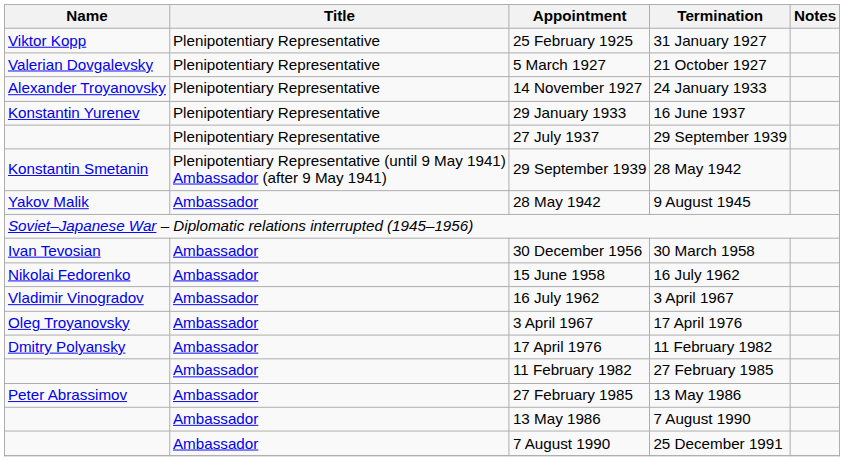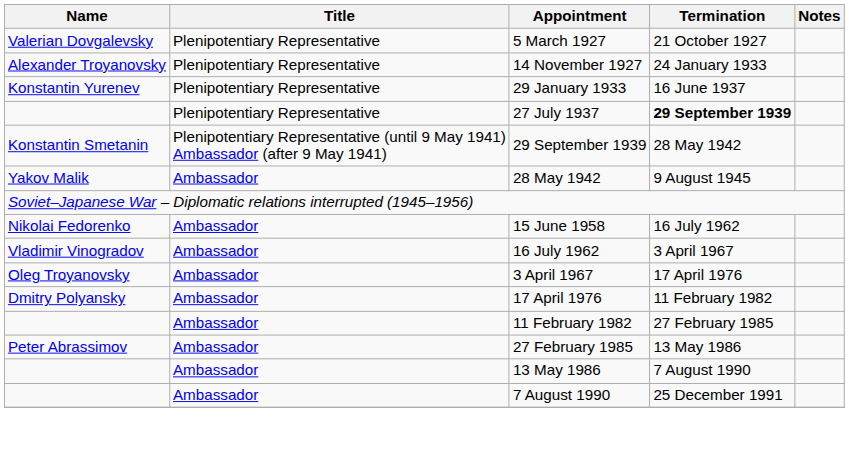- row: (573, 40)
(720, 137) normal -> (722, 112) bold
- row: (578, 250)
